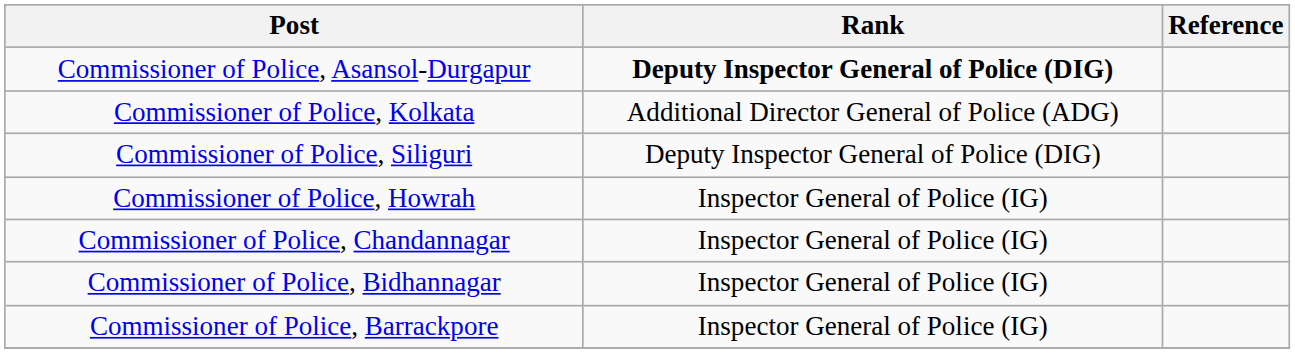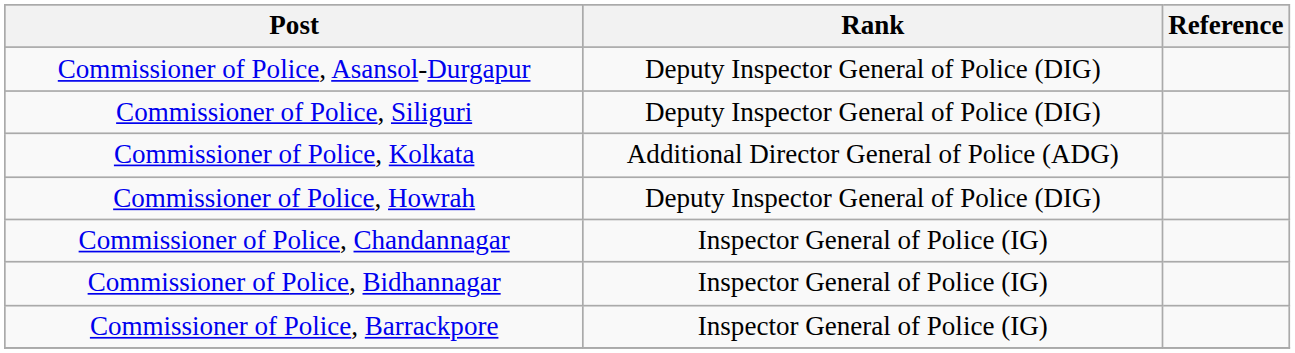(873, 68) bold -> (873, 68) normal
rows swapped: (294, 154) <-> (294, 111)
(873, 197) Inspector General of Police (IG) -> (873, 197) Deputy Inspector General of Police (DIG)
